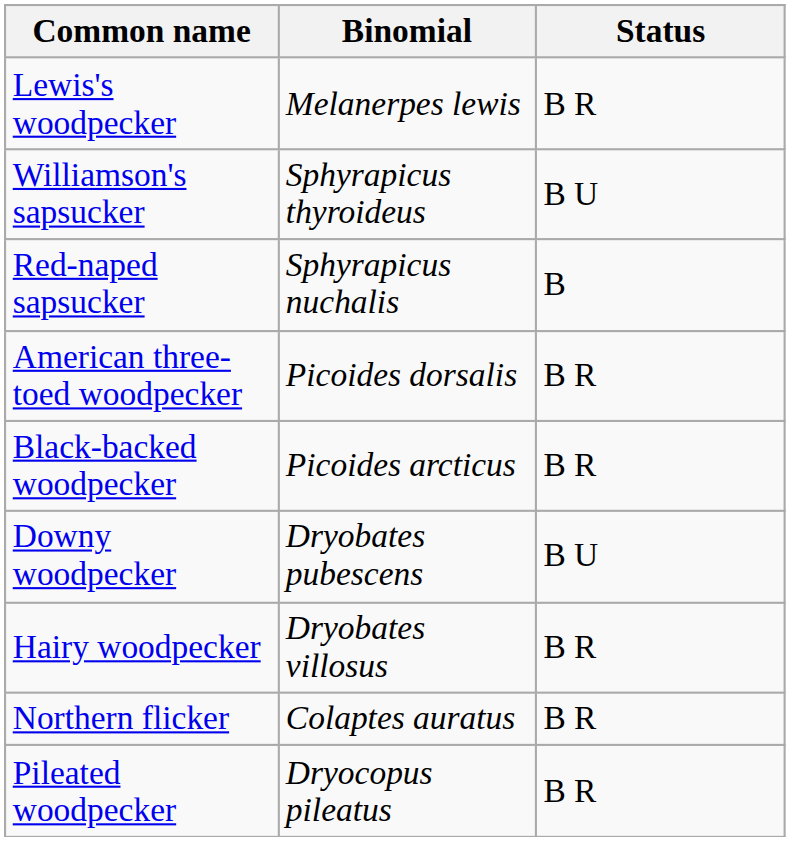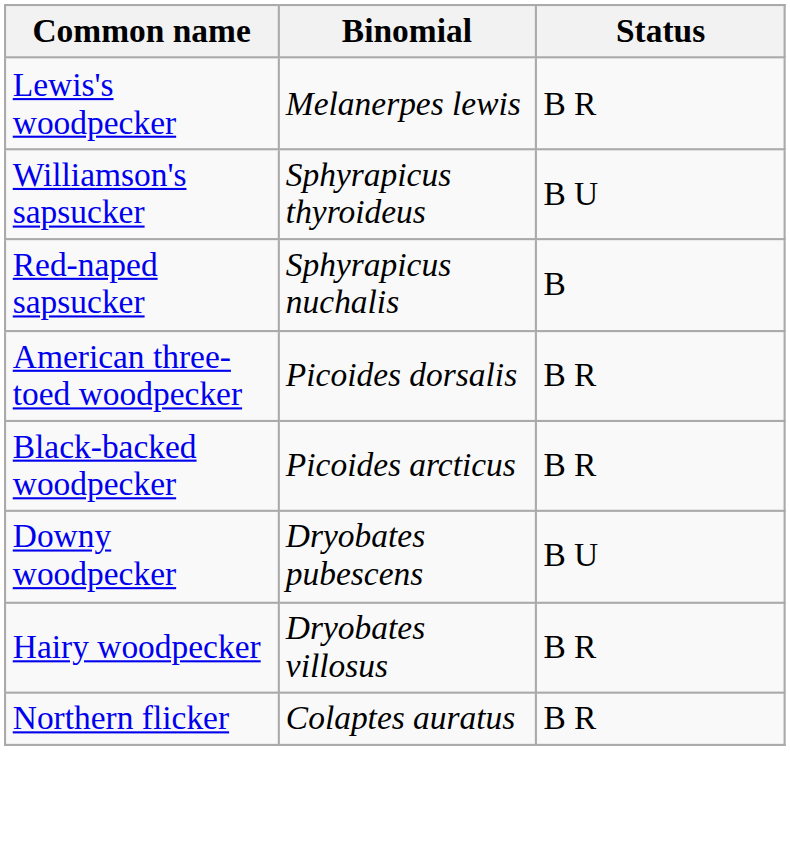- row: (94, 790)
